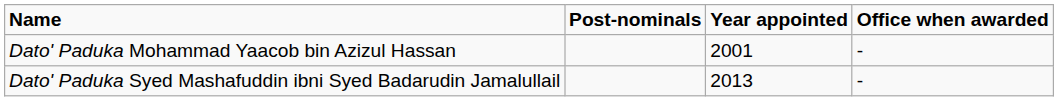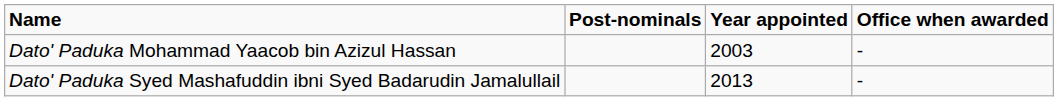(732, 50) 2001 -> (732, 50) 2003
